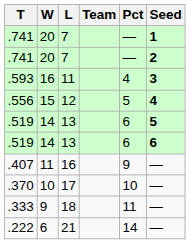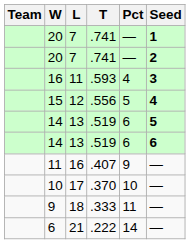columns swapped: (99, 15) <-> (21, 15)
